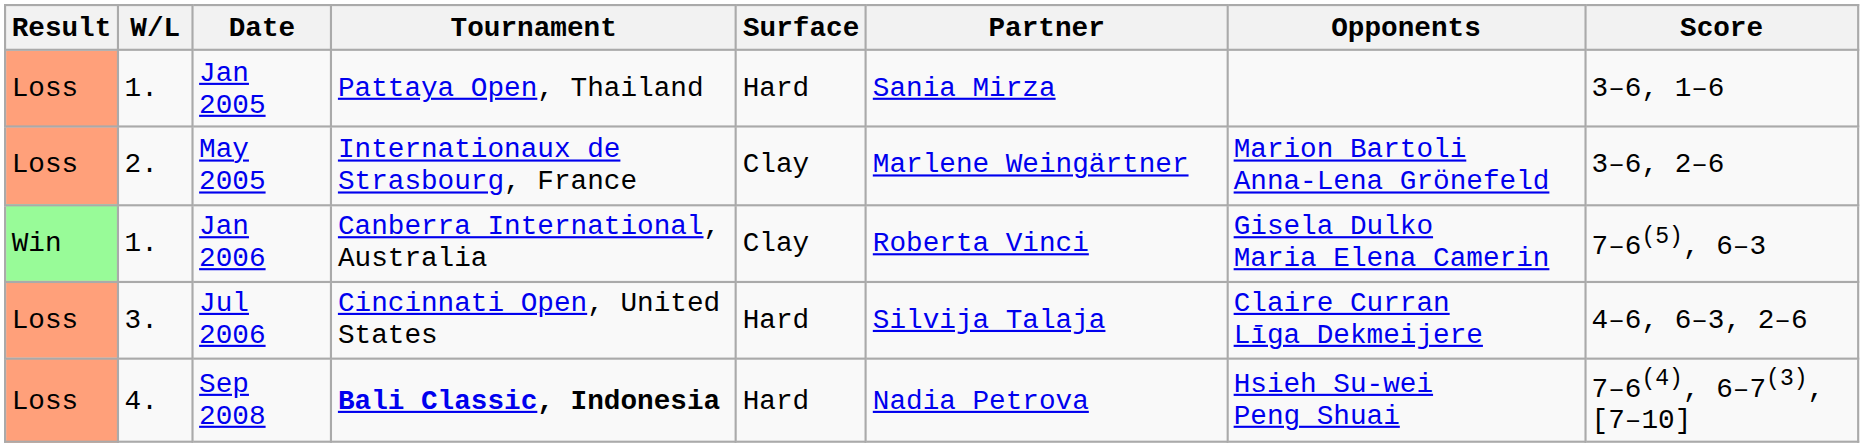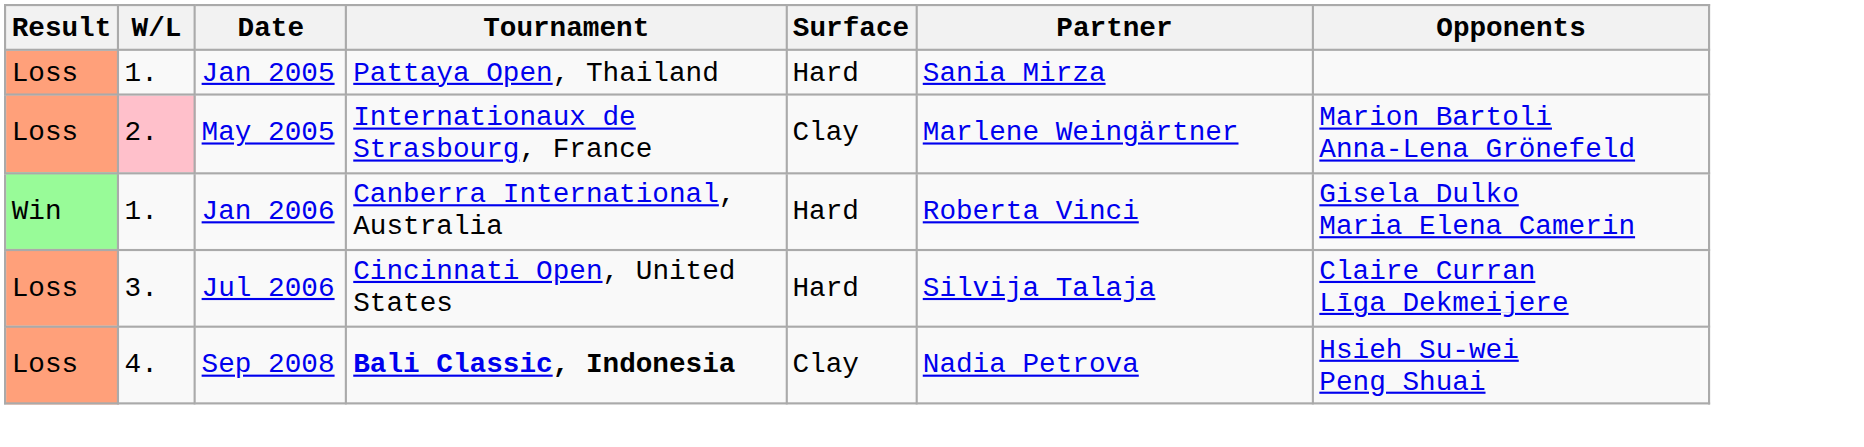- column: (1722, 28)
(141, 166) no background -> (141, 134) pink background
(776, 243) Clay -> (826, 211) Hard
(776, 401) Hard -> (826, 365) Clay
